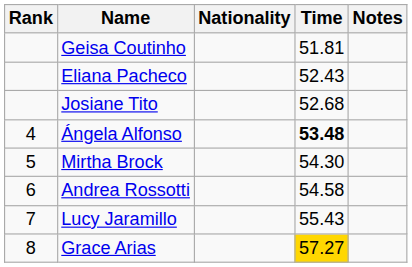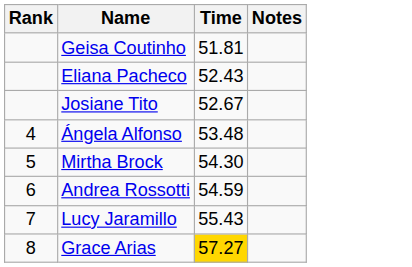- column: (244, 18)
(322, 104) 52.68 -> (221, 104) 52.67
(322, 133) bold -> (221, 133) normal
(322, 190) 54.58 -> (221, 190) 54.59
